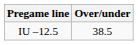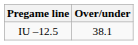(102, 31) 38.5 -> (102, 31) 38.1
